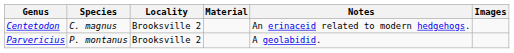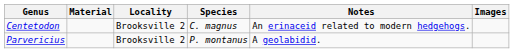columns swapped: (98, 12) <-> (227, 12)
